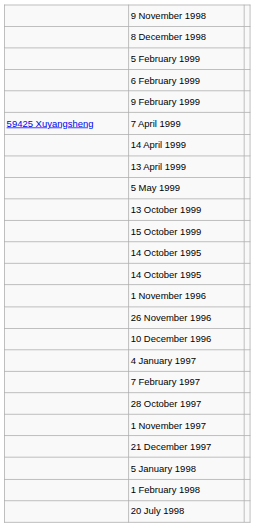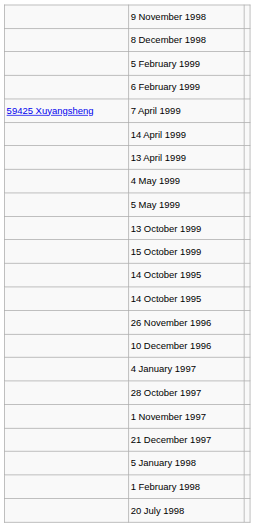- row: (66, 102)
+ row: (66, 181)
- row: (66, 296)
- row: (66, 382)
